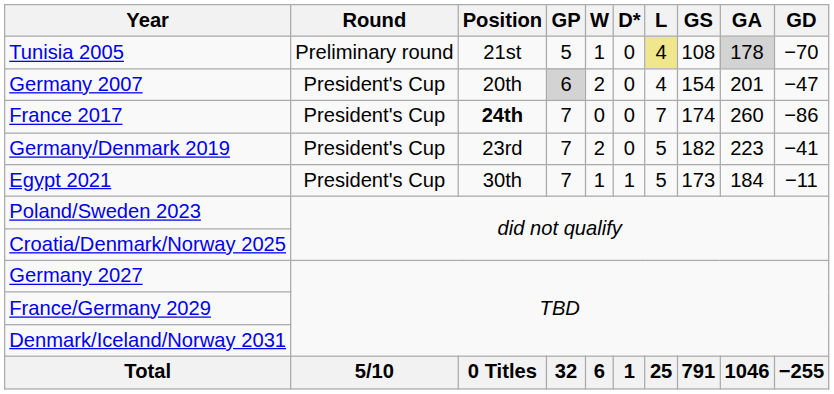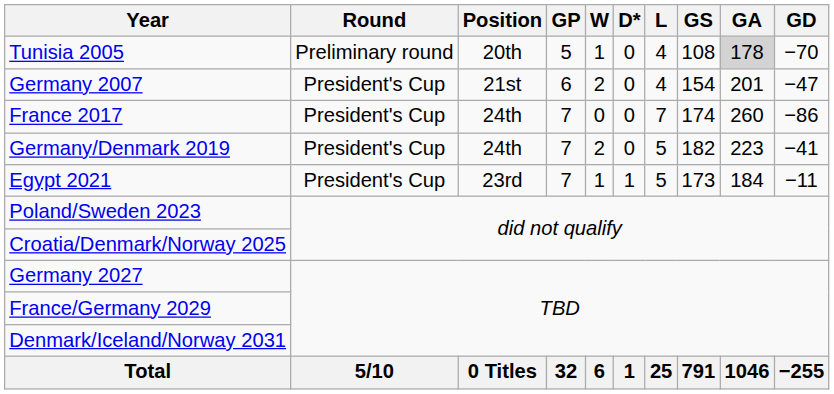(502, 52) 21st -> (502, 52) 20th
(661, 52) khaki background -> (661, 52) no background
(502, 84) 20th -> (502, 84) 21st
(566, 84) lightgrey background -> (566, 84) no background
(502, 116) bold -> (502, 116) normal
(502, 148) 23rd -> (502, 148) 24th
(502, 180) 30th -> (502, 180) 23rd
